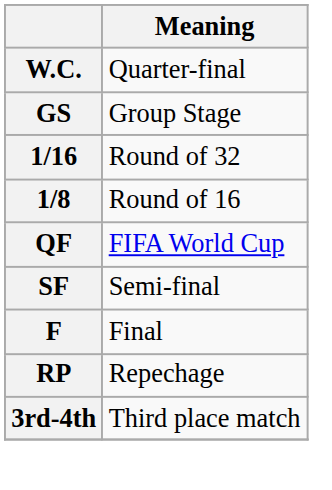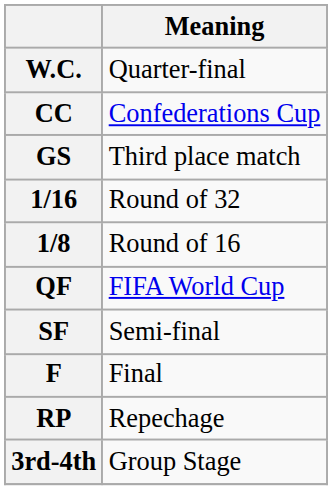+ row: (54, 112)
(175, 112) Group Stage -> (205, 156) Third place match
(205, 417) Third place match -> (175, 461) Group Stage
